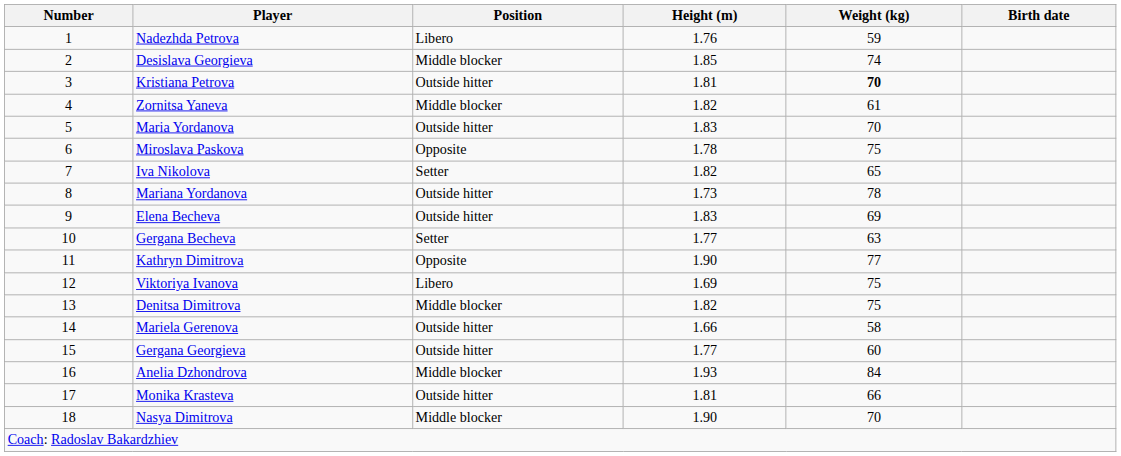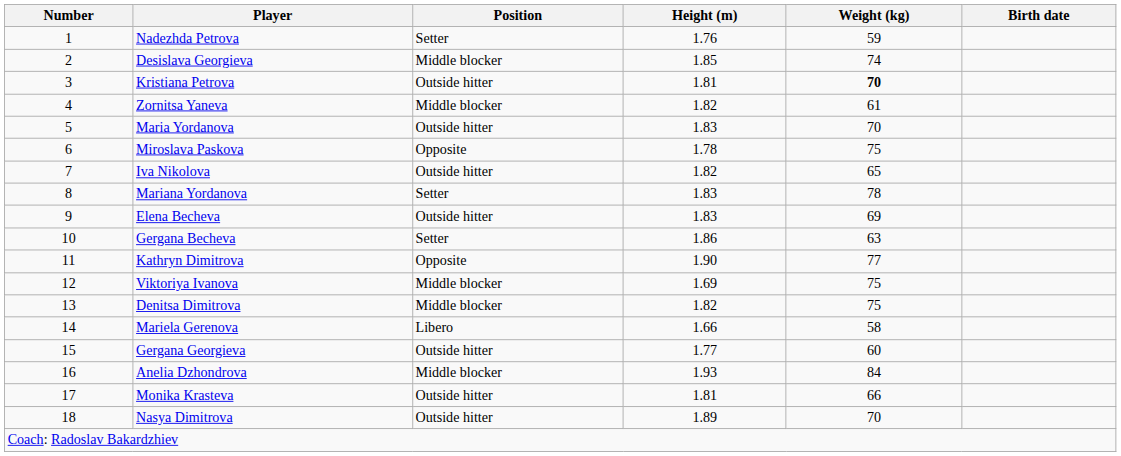(434, 37) Libero -> (432, 37) Setter
(432, 171) Setter -> (454, 171) Outside hitter
(454, 194) Outside hitter -> (432, 194) Setter
(705, 194) 1.73 -> (705, 194) 1.83
(705, 238) 1.77 -> (705, 238) 1.86
(434, 283) Libero -> (459, 283) Middle blocker
(454, 328) Outside hitter -> (434, 328) Libero
(459, 417) Middle blocker -> (454, 417) Outside hitter
(705, 417) 1.90 -> (705, 417) 1.89
